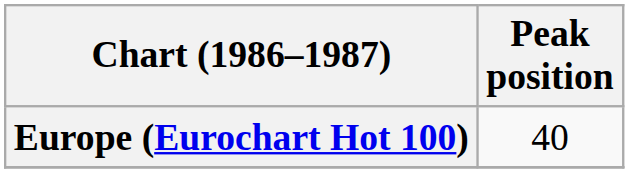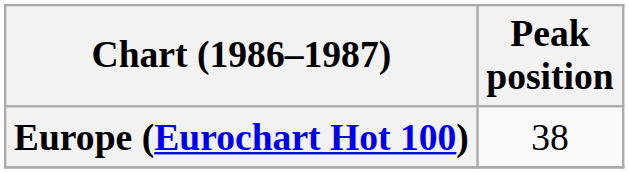(550, 136) 40 -> (550, 136) 38
